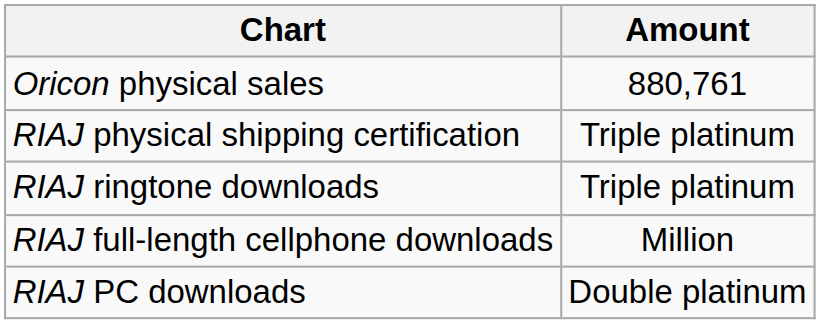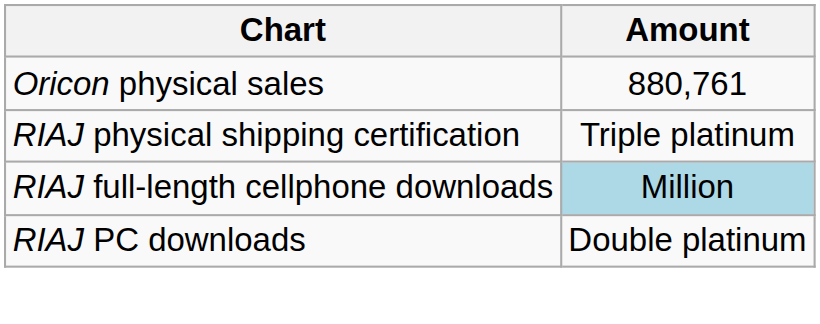- row: (196, 187)
(687, 239) no background -> (687, 187) lightblue background
